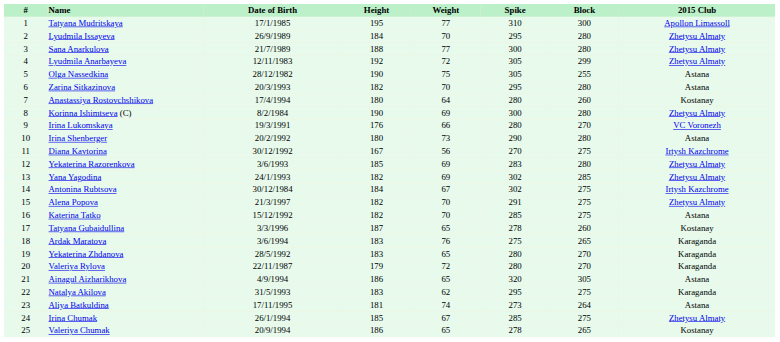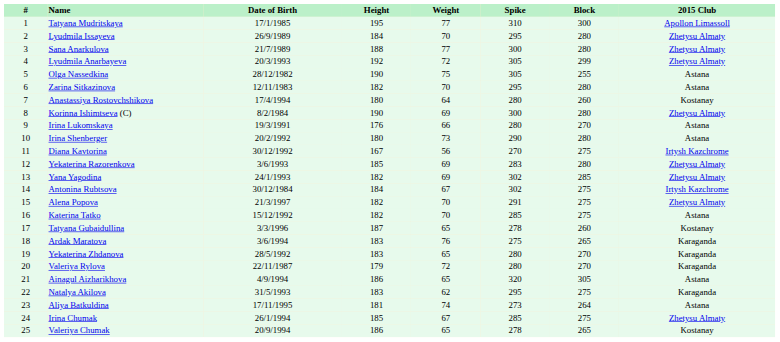(273, 61) 12/11/1983 -> (273, 61) 20/3/1993
(273, 87) 20/3/1993 -> (273, 87) 12/11/1983
(697, 125) VC Voronezh -> (697, 125) Astana
